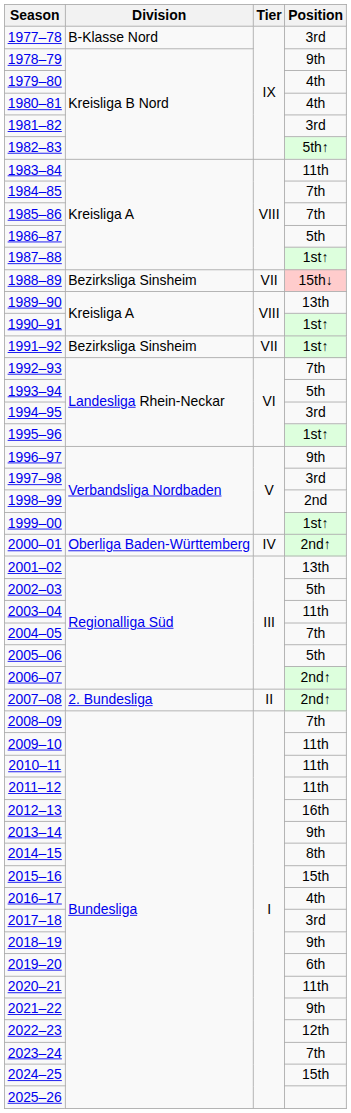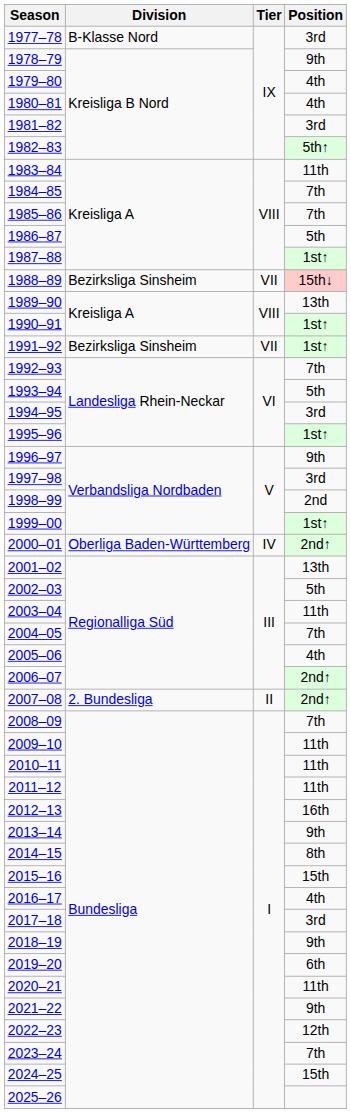(316, 655) 5th -> (316, 655) 4th
